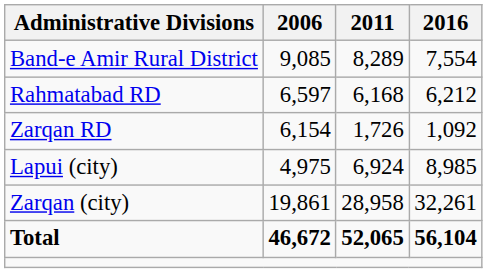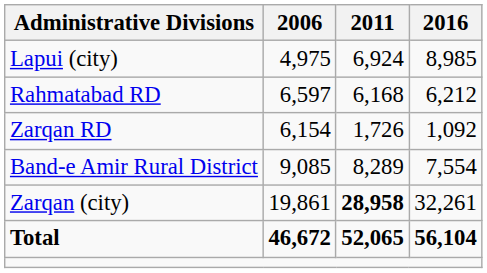rows swapped: (134, 58) <-> (64, 166)
(373, 202) normal -> (373, 202) bold
